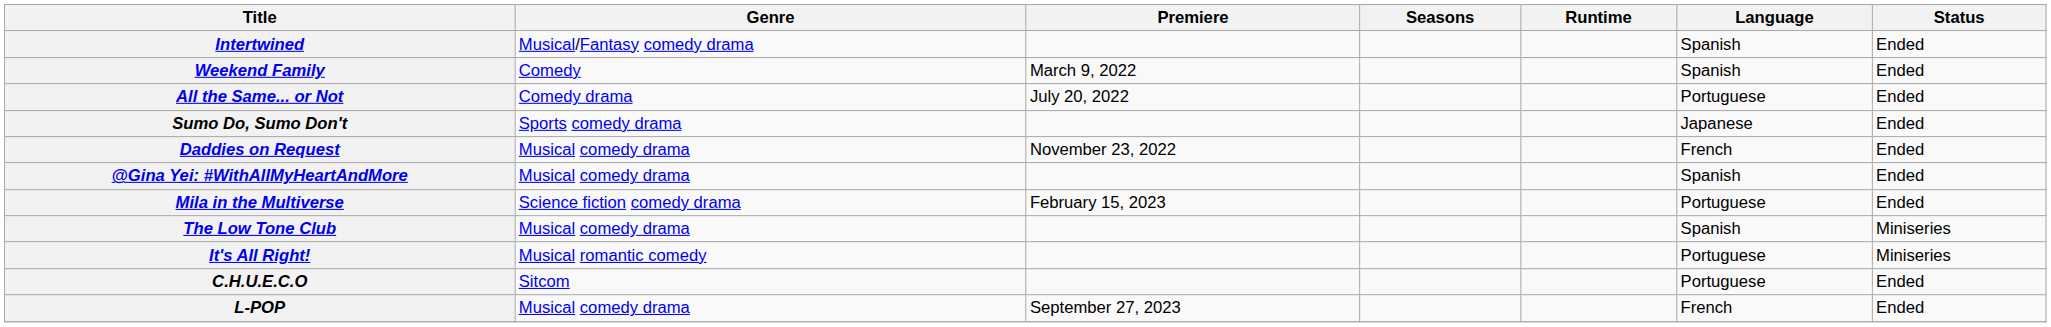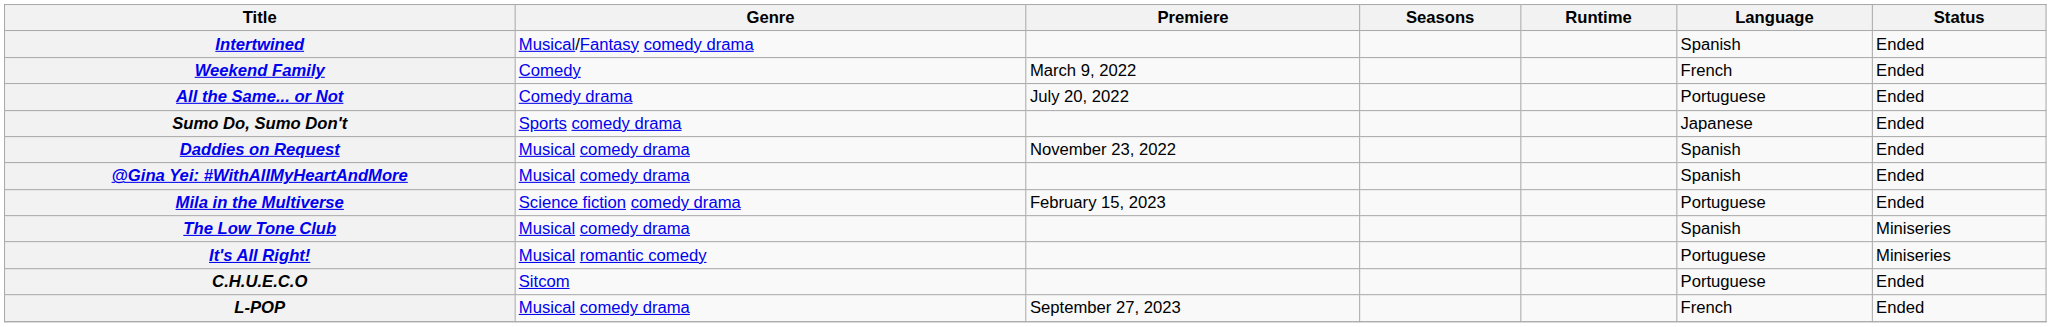(1711, 70) Spanish -> (1706, 70) French
(1706, 149) French -> (1711, 149) Spanish
